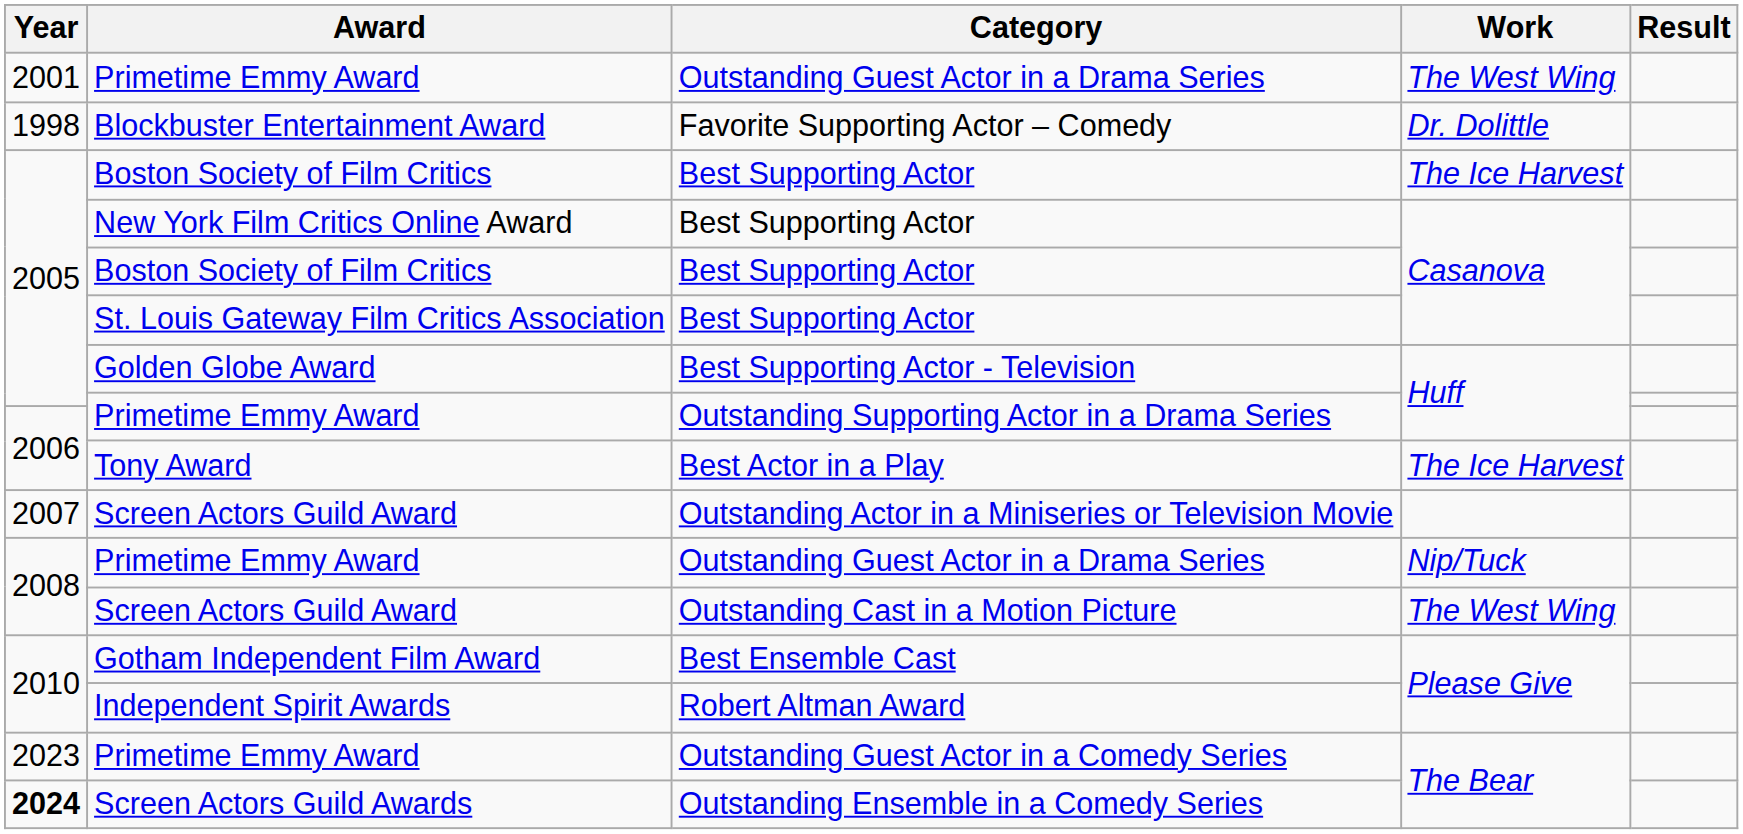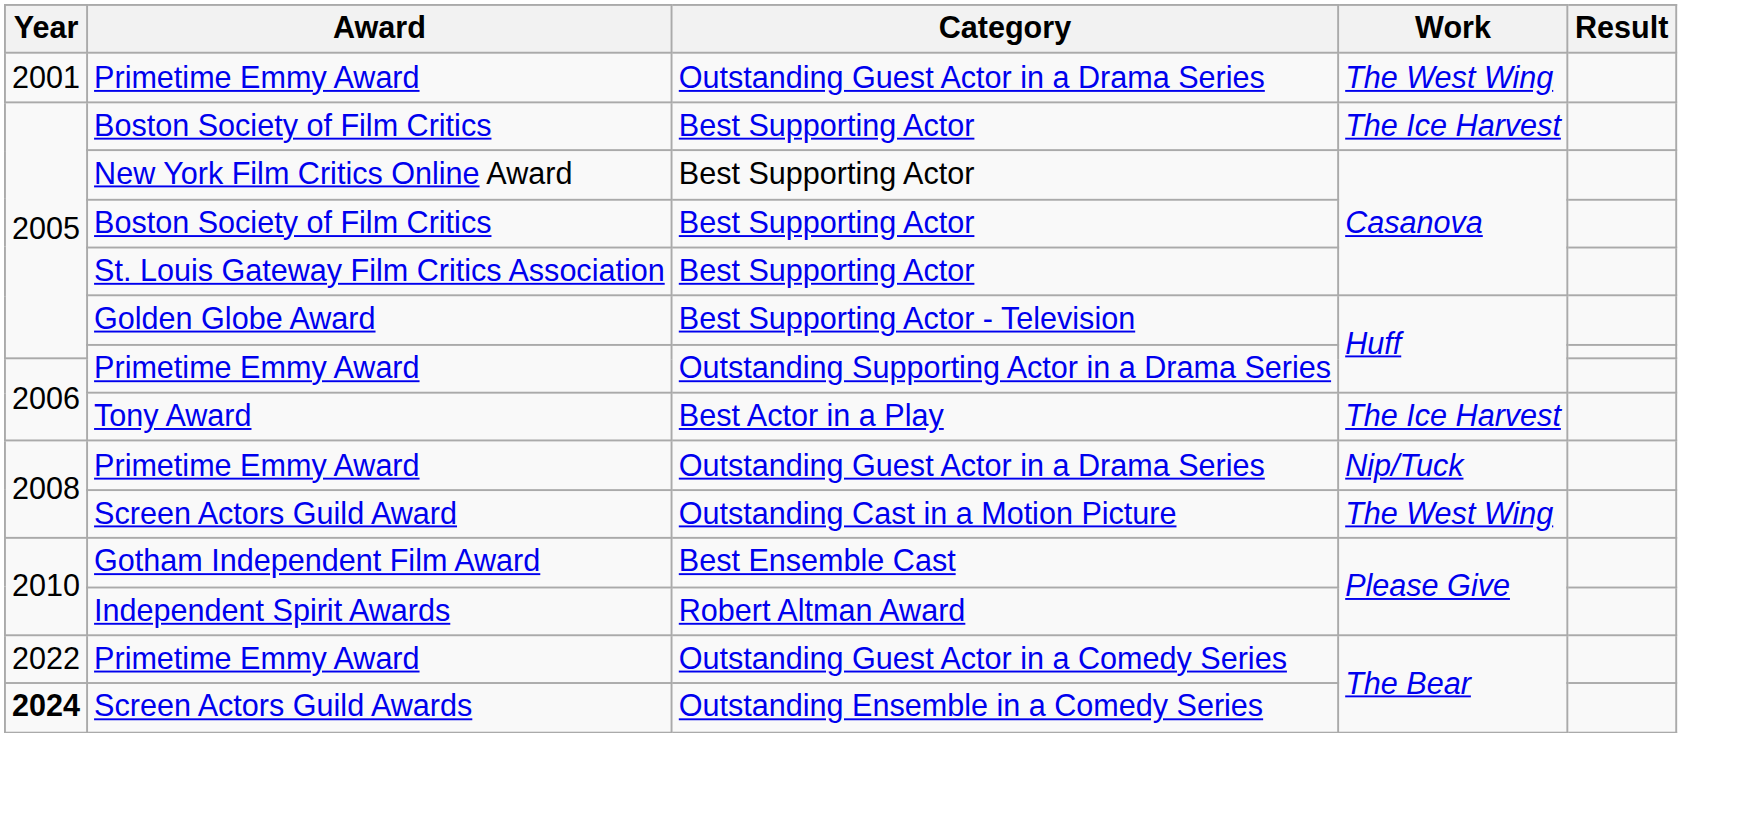- row: (320, 125)
- row: (276, 513)
(46, 755) 2023 -> (46, 658) 2022
